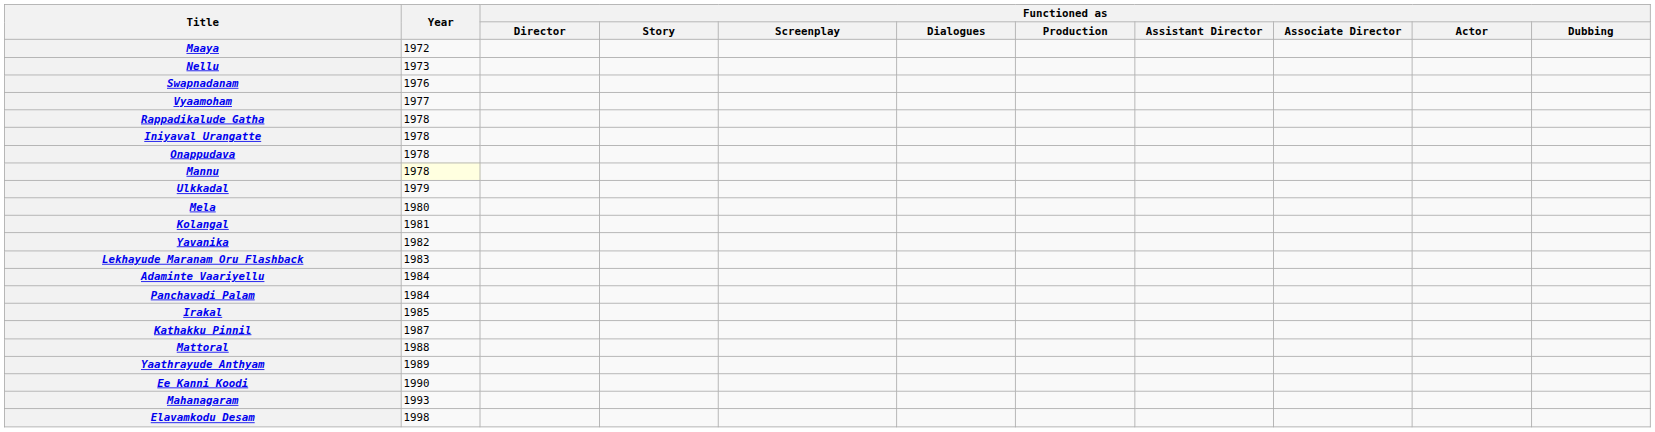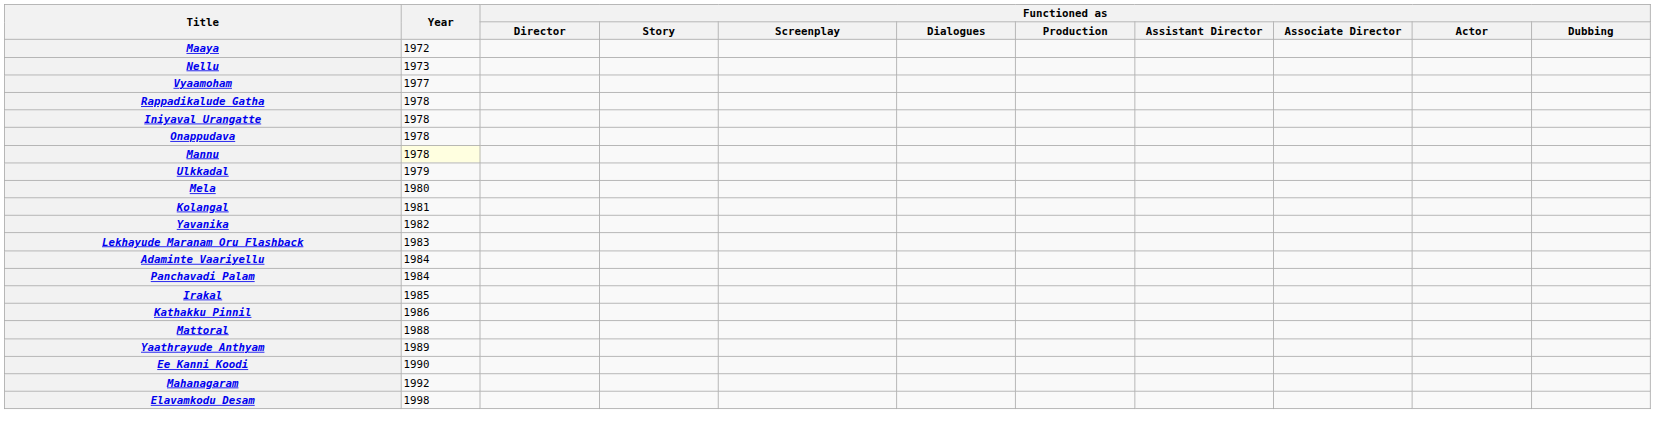- row: (203, 84)
(417, 330) 1987 -> (417, 312) 1986
(417, 400) 1993 -> (417, 383) 1992
